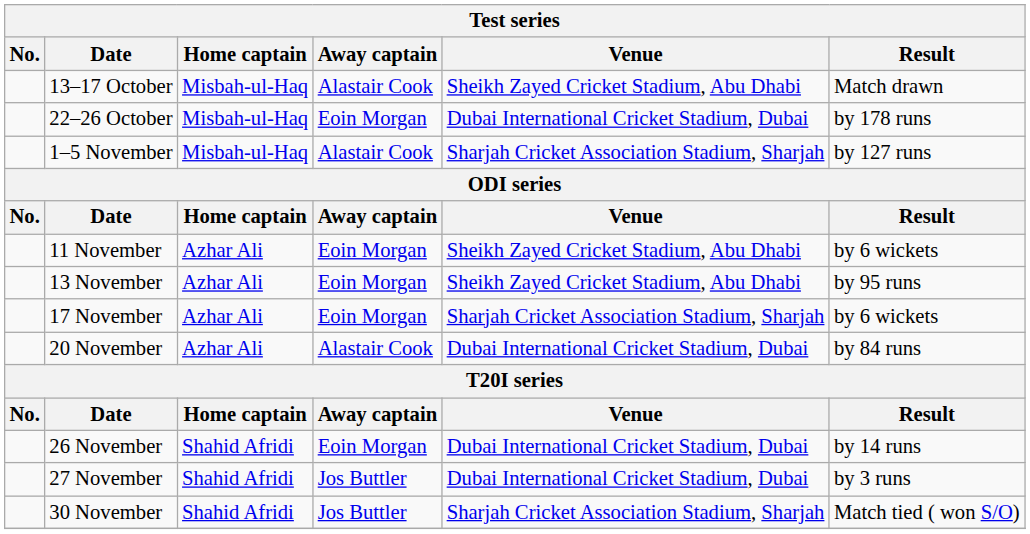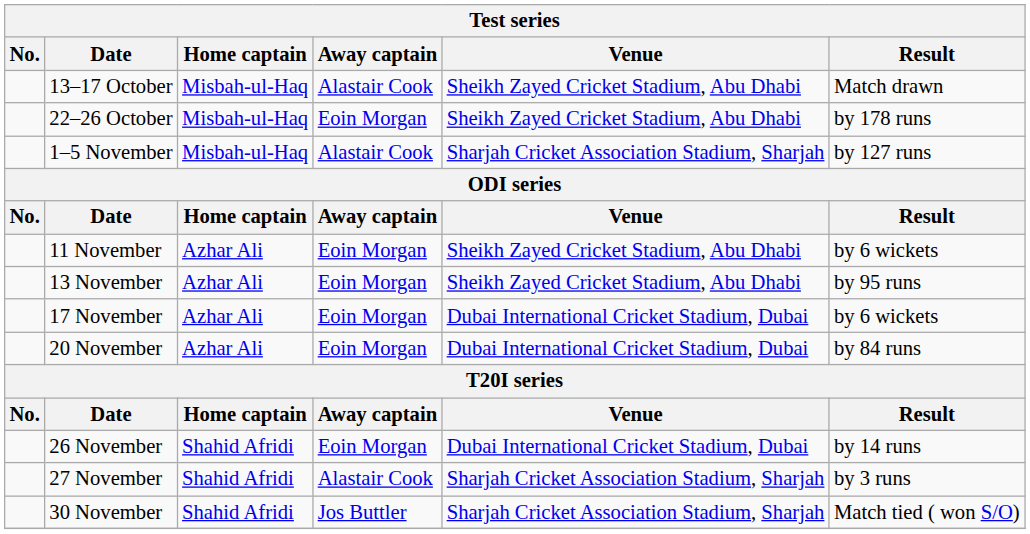(628, 119) Dubai International Cricket Stadium, Dubai -> (624, 119) Sheikh Zayed Cricket Stadium, Abu Dhabi
(636, 315) Sharjah Cricket Association Stadium, Sharjah -> (628, 315) Dubai International Cricket Stadium, Dubai
(375, 348) Alastair Cook -> (372, 348) Eoin Morgan
(362, 479) Jos Buttler -> (375, 479) Alastair Cook
(628, 479) Dubai International Cricket Stadium, Dubai -> (636, 479) Sharjah Cricket Association Stadium, Sharjah
